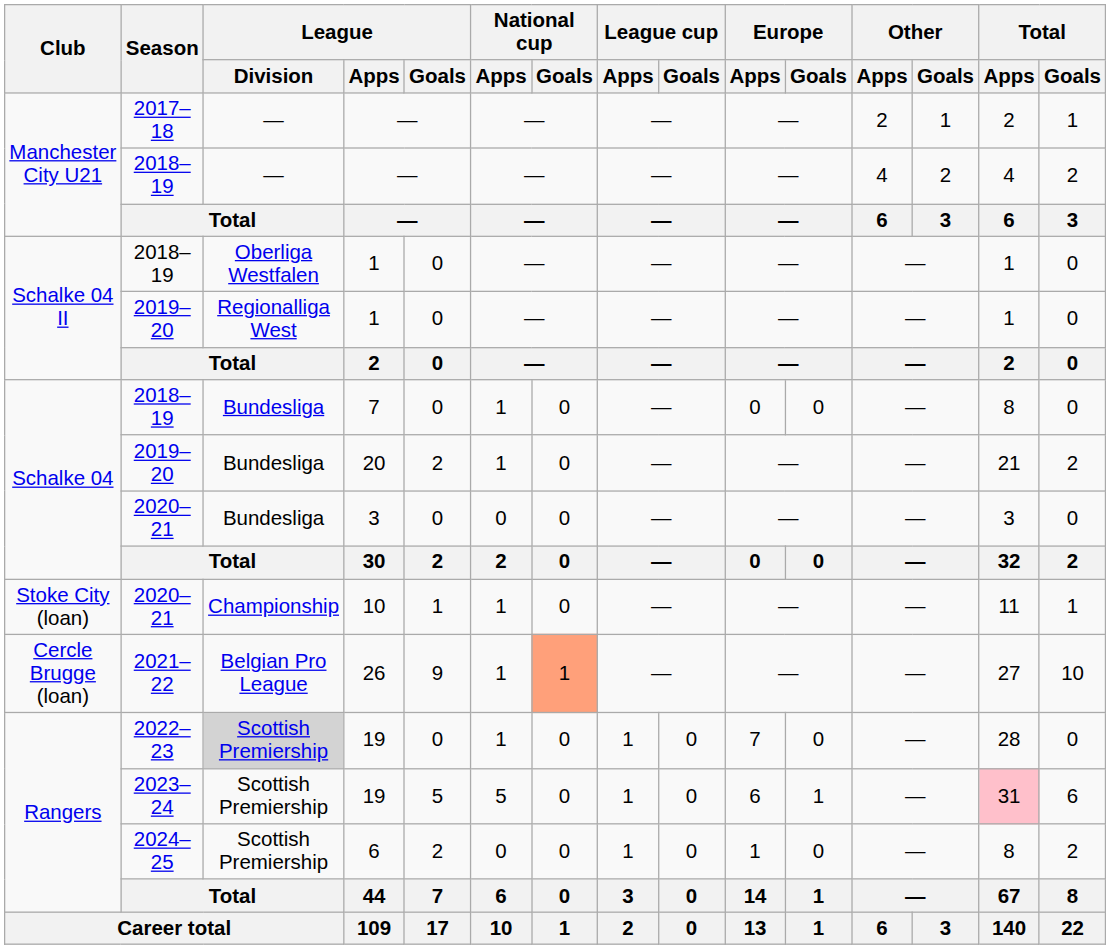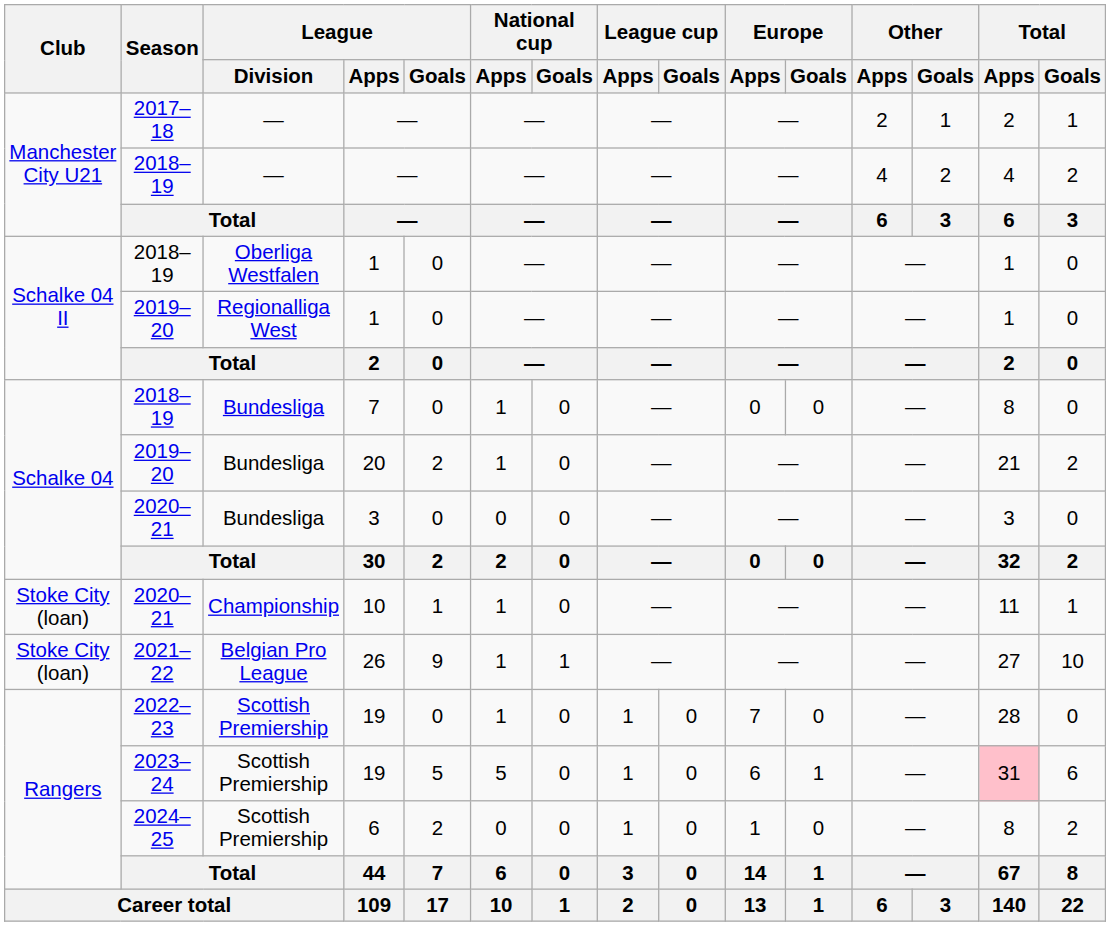(63, 673) Cercle Brugge (loan) -> (63, 661) Stoke City (loan)
(565, 673) lightsalmon background -> (565, 661) no background
(274, 740) lightgrey background -> (274, 717) no background
